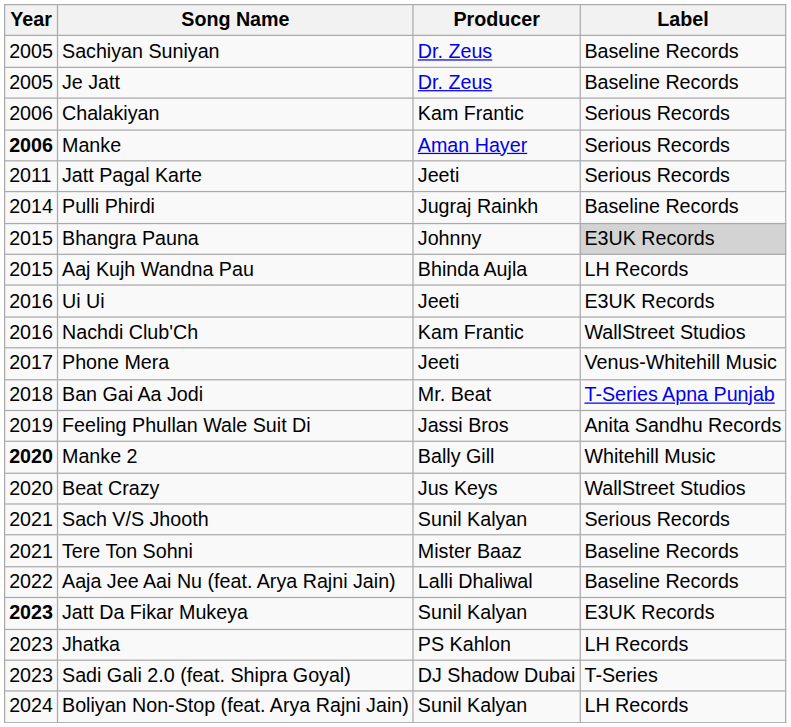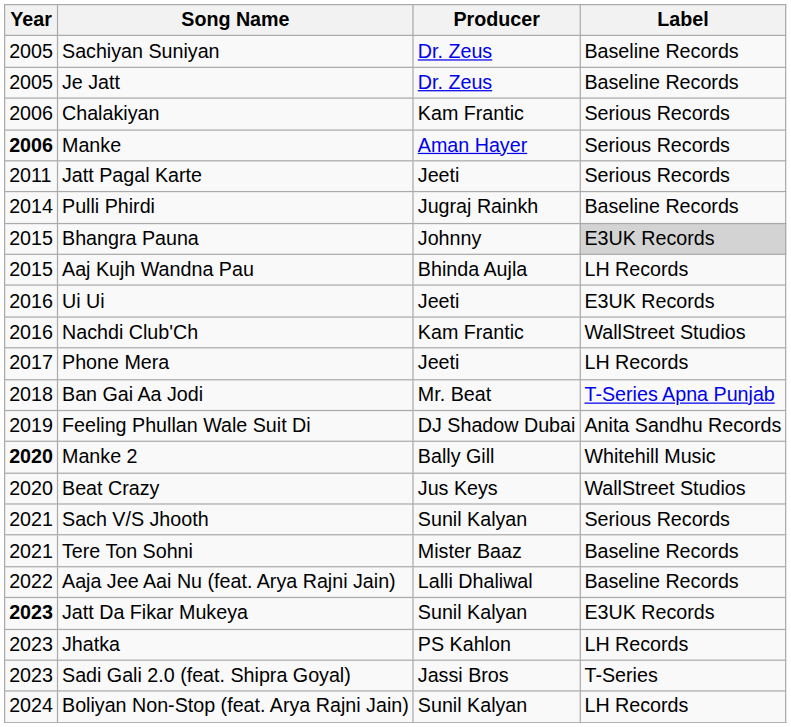(681, 363) Venus-Whitehill Music -> (636, 363) LH Records
(463, 425) Jassi Bros -> (497, 425) DJ Shadow Dubai
(497, 675) DJ Shadow Dubai -> (463, 675) Jassi Bros
